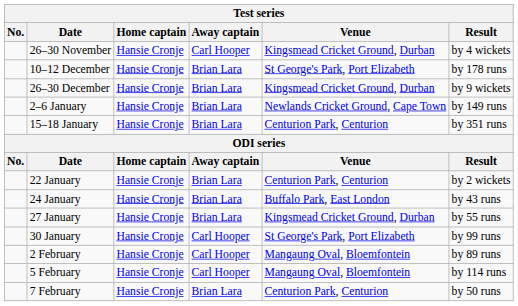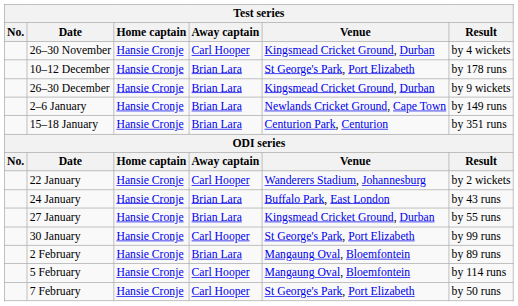(217, 180) Brian Lara -> (221, 180) Carl Hooper
(326, 180) Centurion Park, Centurion -> (345, 180) Wanderers Stadium, Johannesburg
(221, 254) Carl Hooper -> (217, 254) Brian Lara
(217, 291) Brian Lara -> (221, 291) Carl Hooper
(326, 291) Centurion Park, Centurion -> (340, 291) St George's Park, Port Elizabeth
